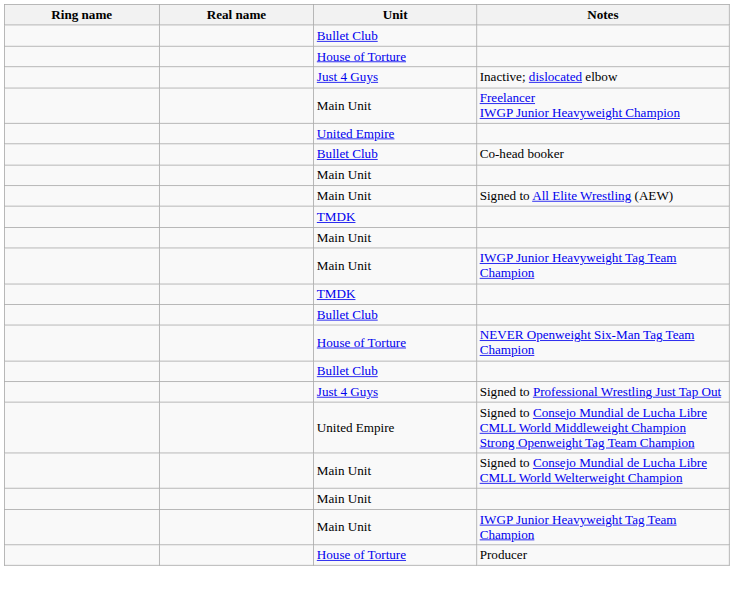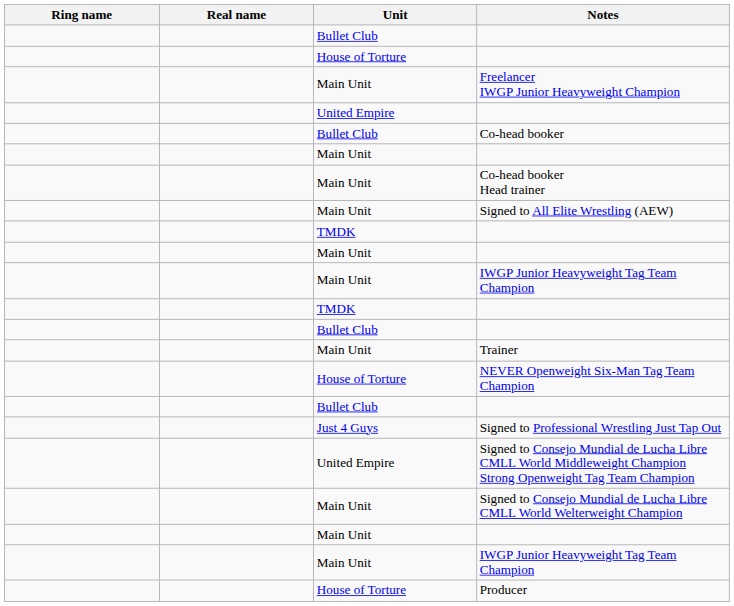- row: (347, 77)
+ row: (344, 182)
+ row: (344, 350)
